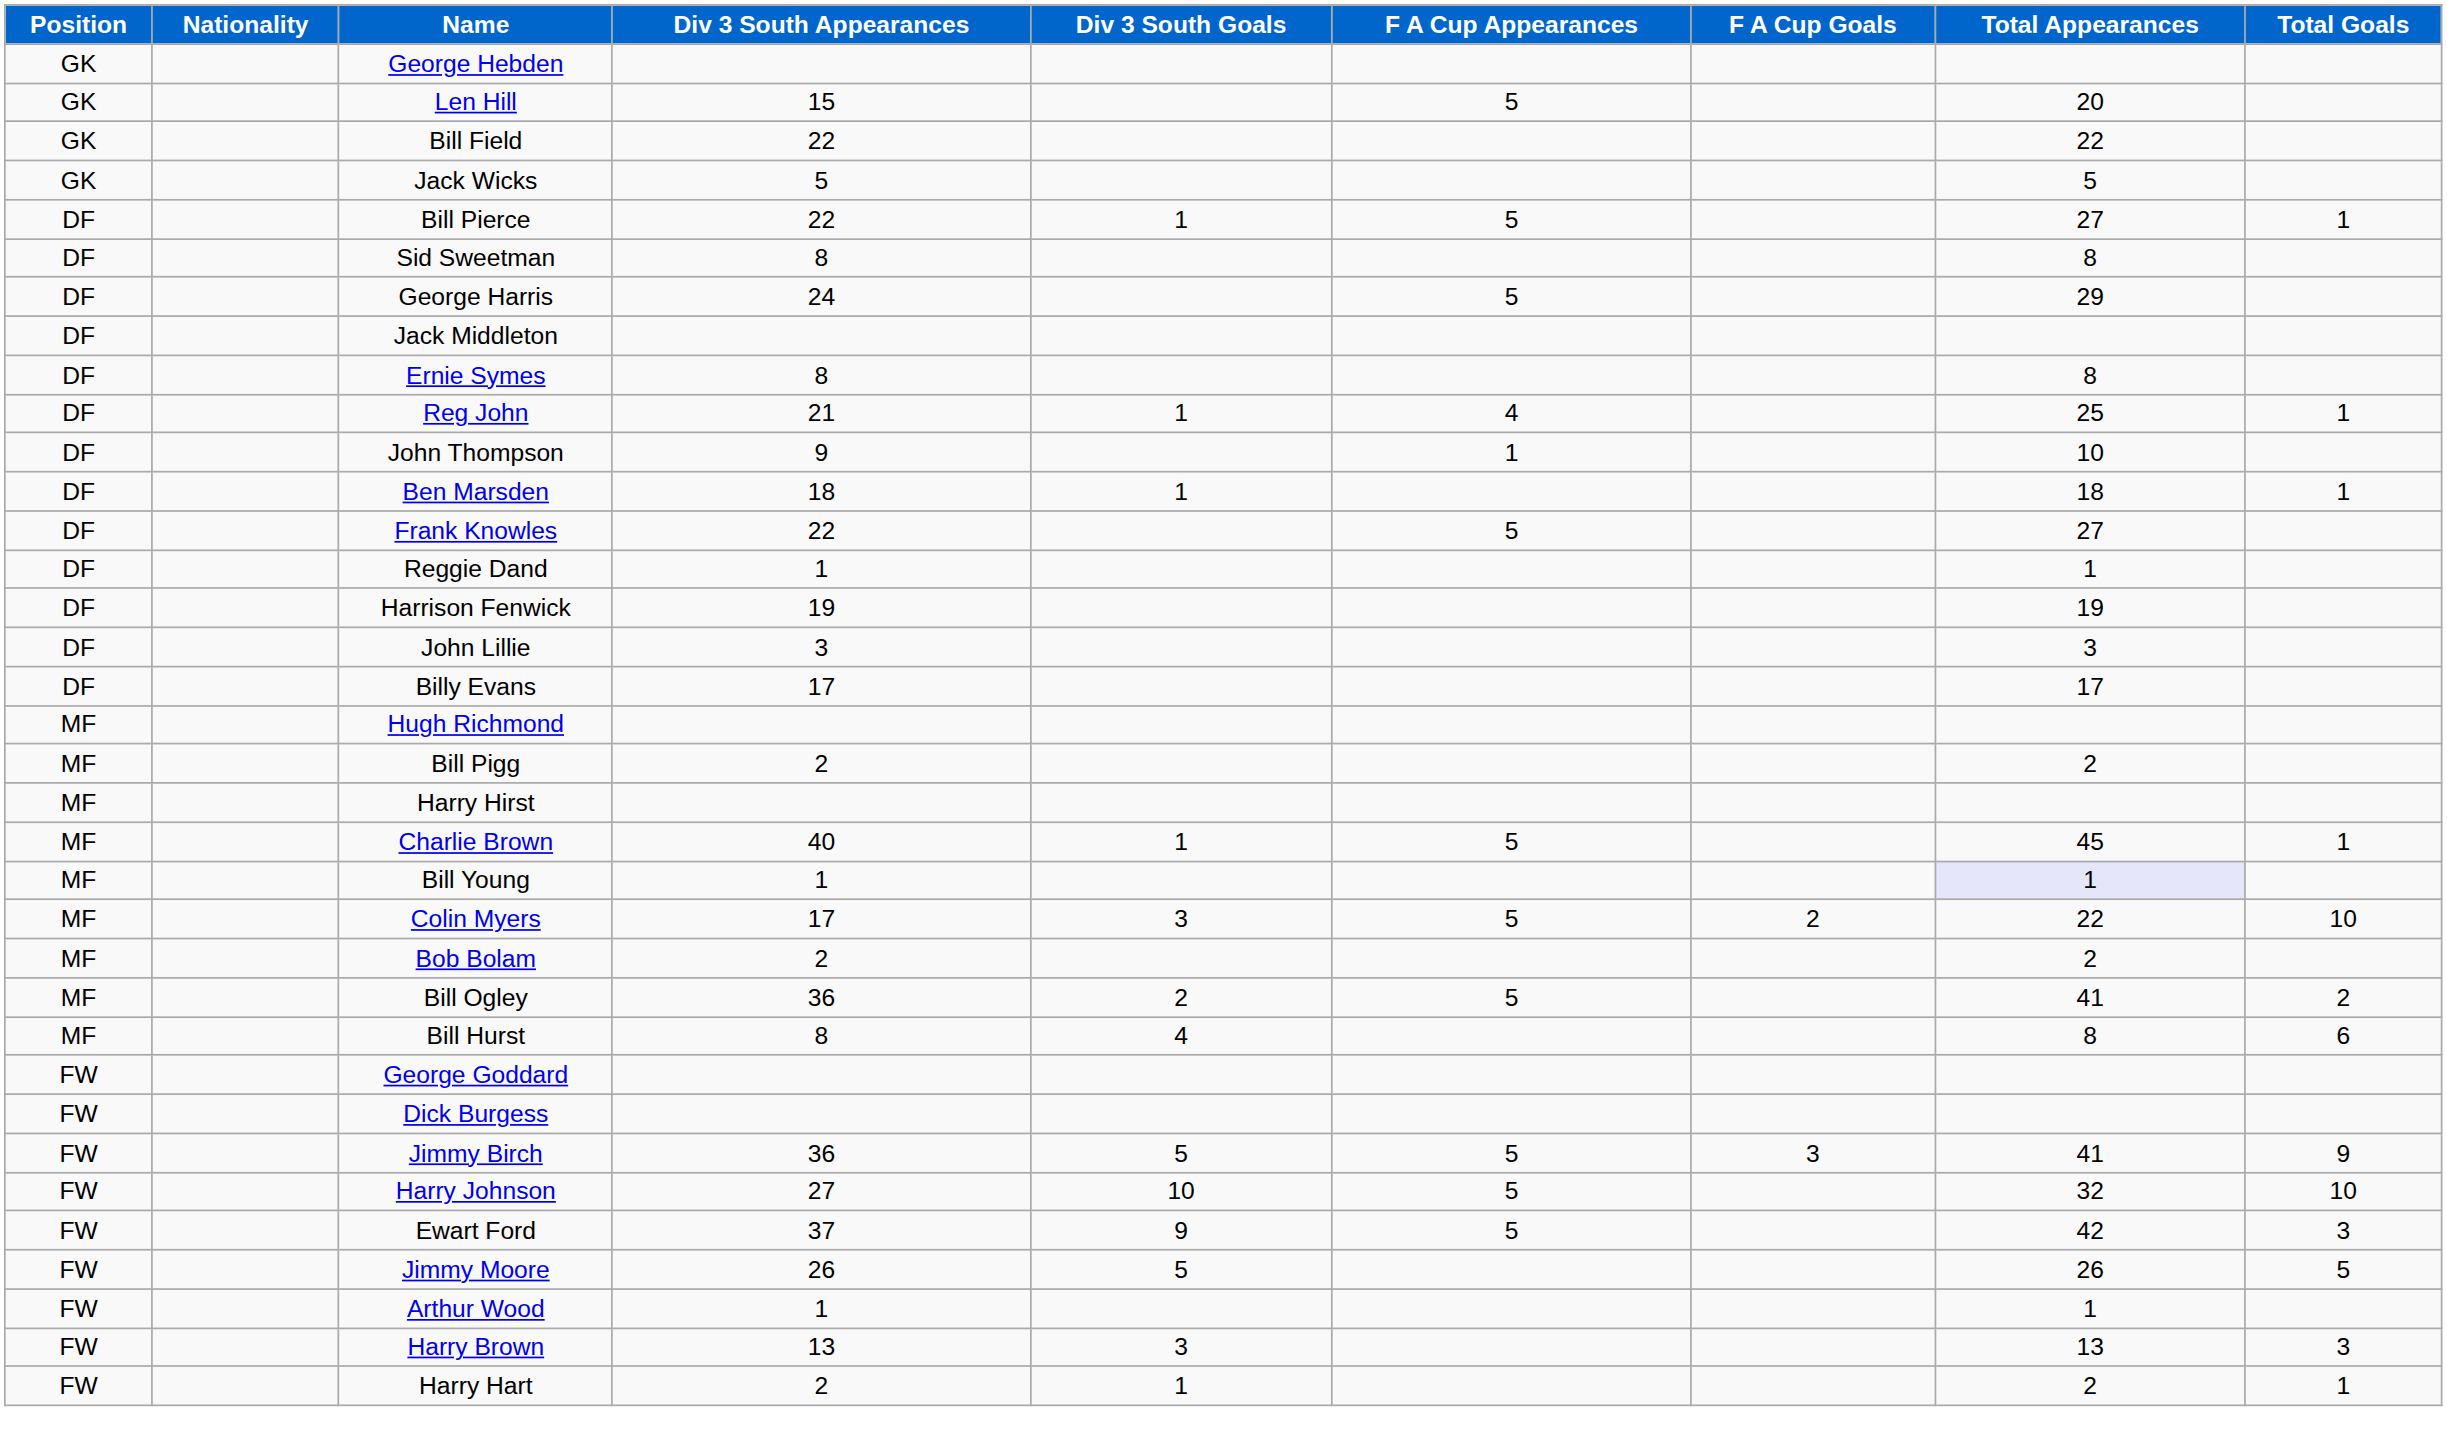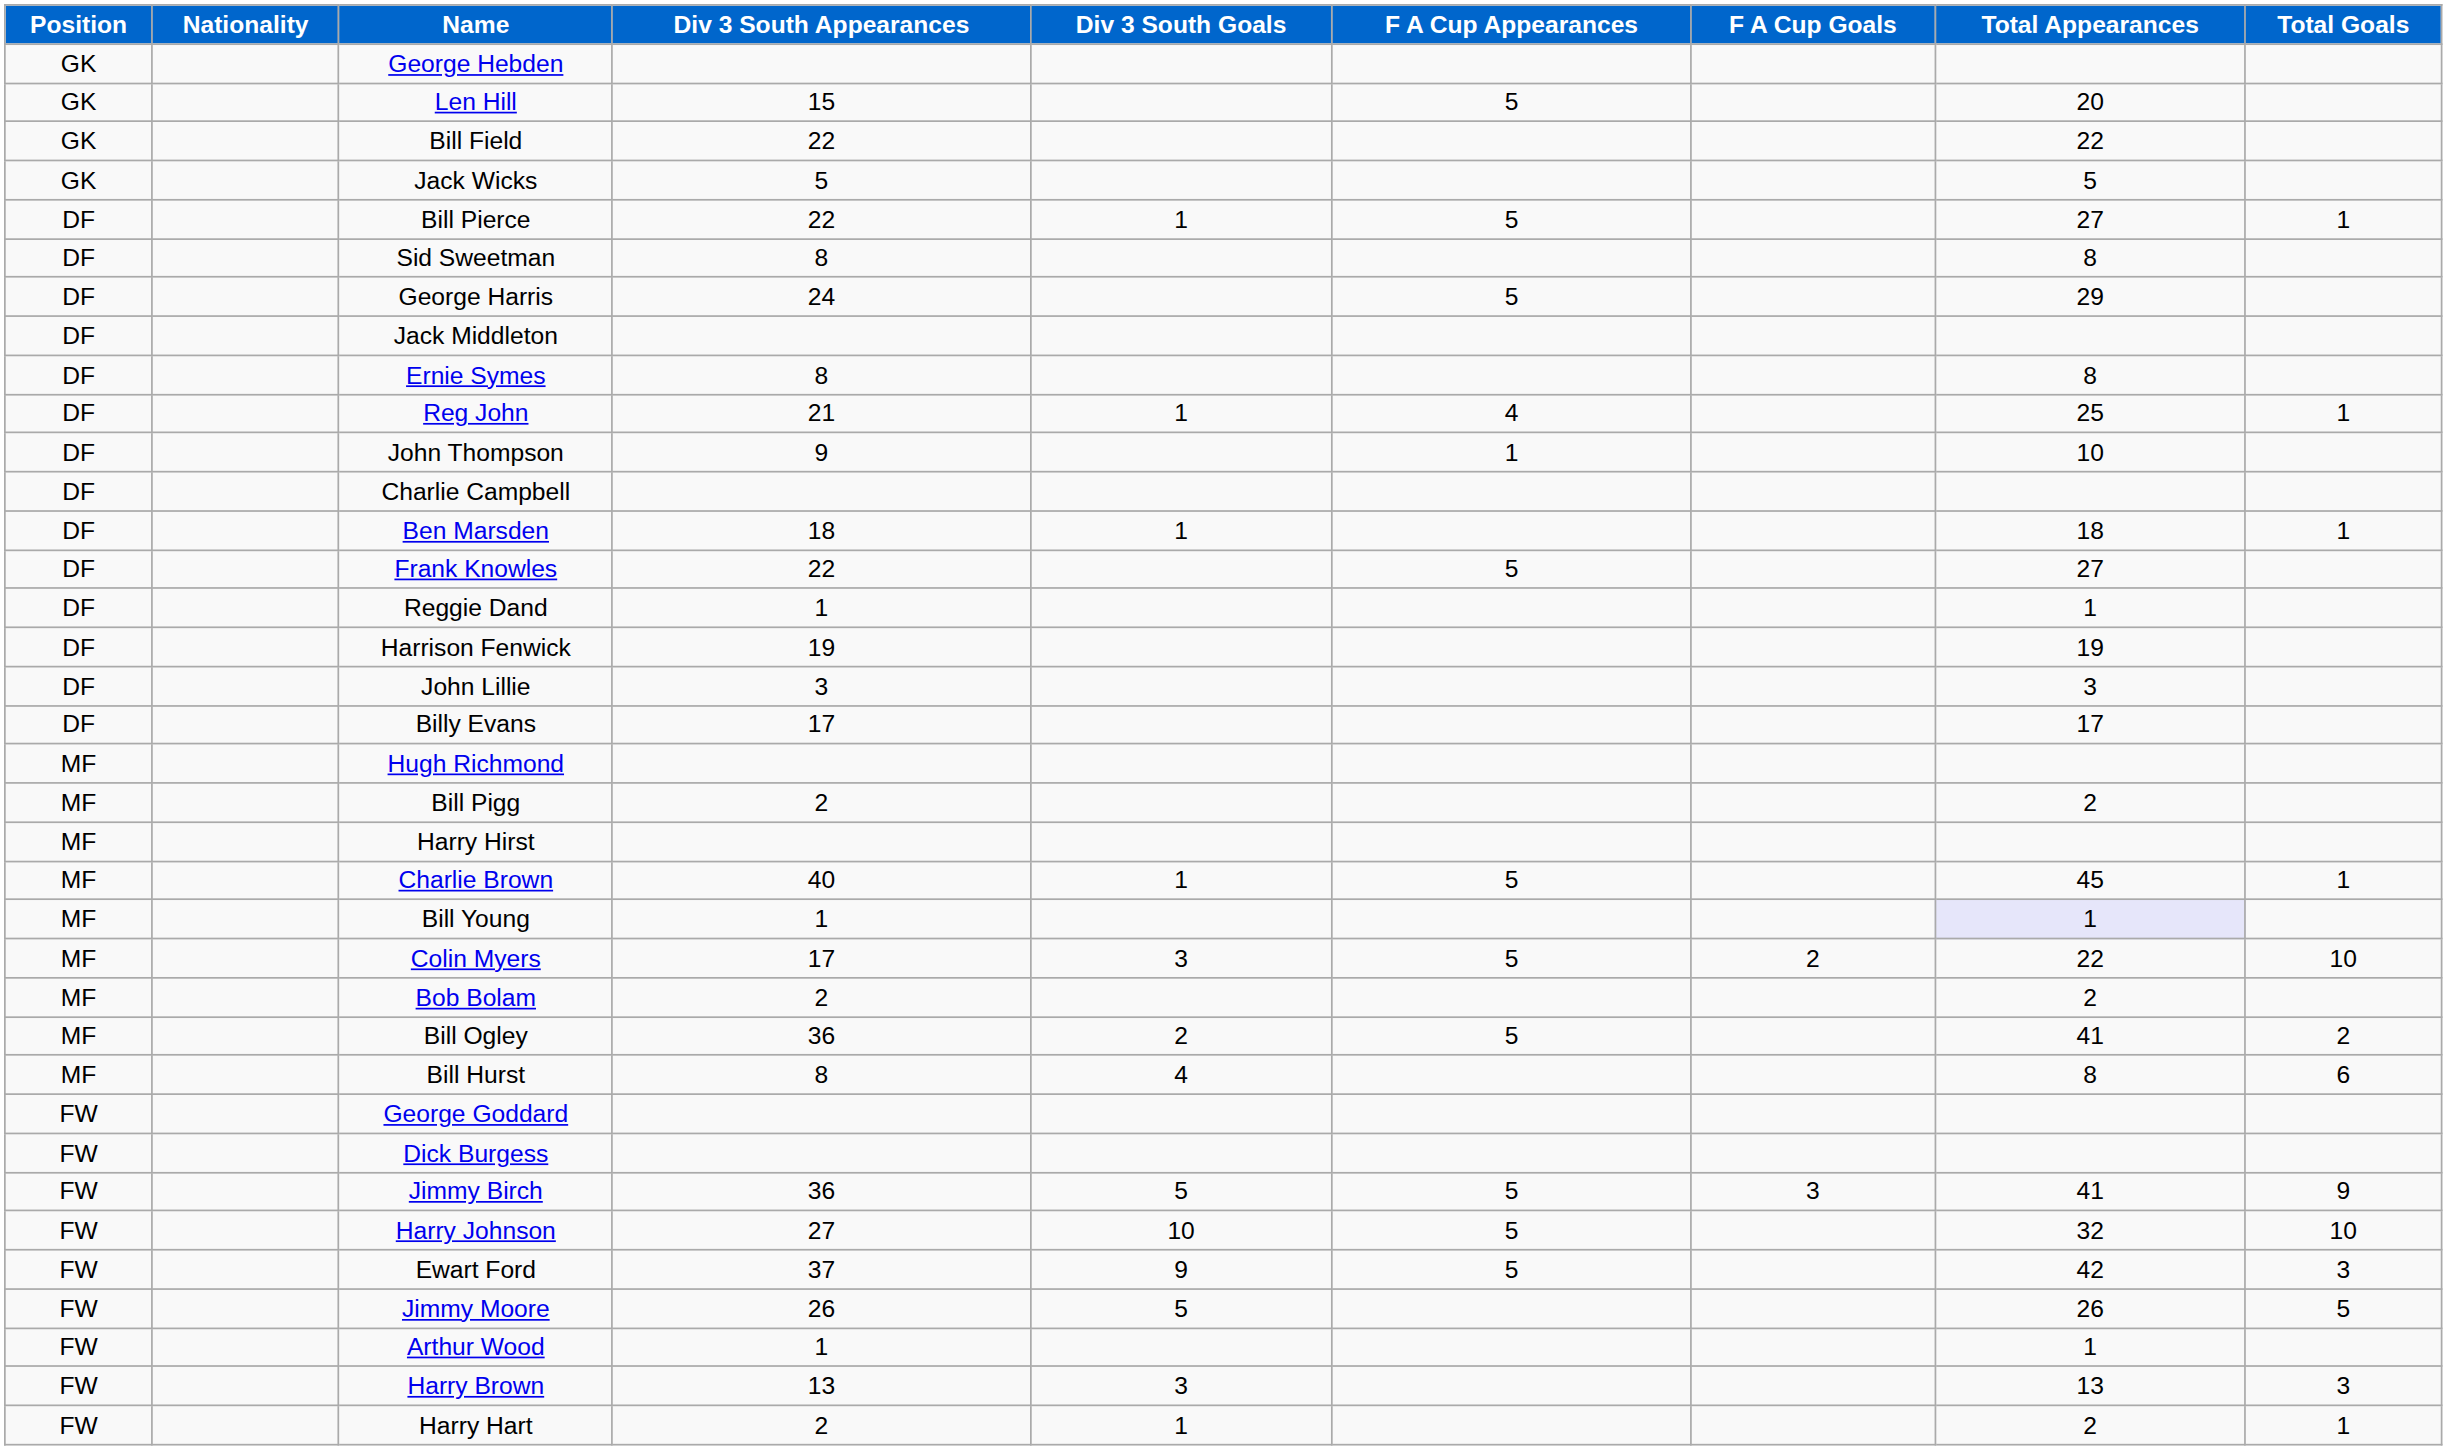+ row: (476, 492)
